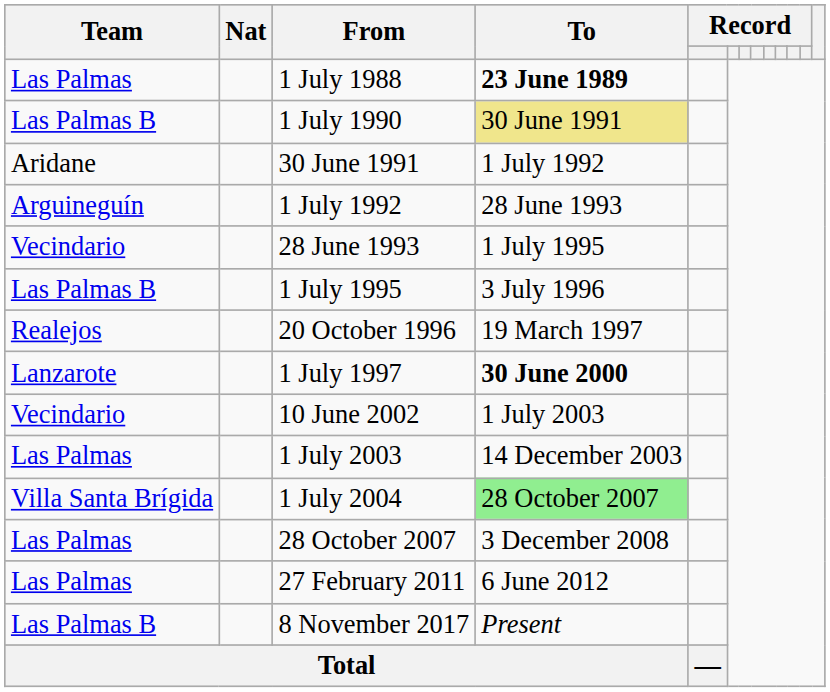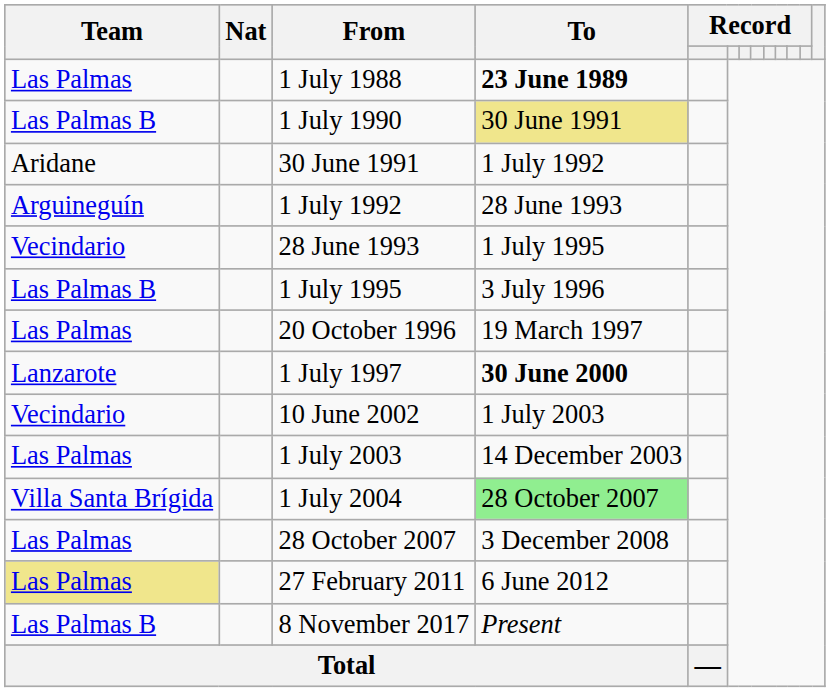(56, 330) Realejos -> (71, 330) Las Palmas
(71, 581) no background -> (71, 581) khaki background
